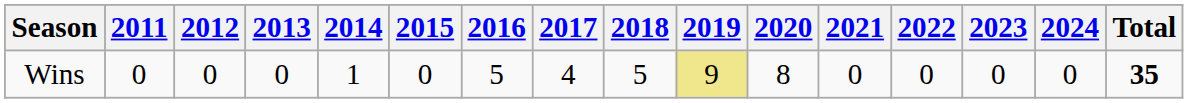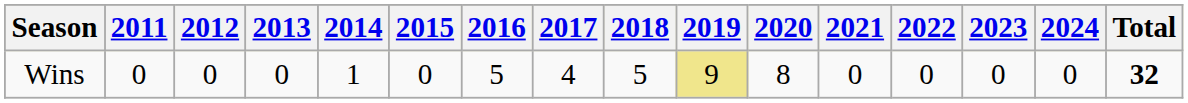(1144, 73) 35 -> (1144, 73) 32
